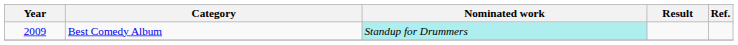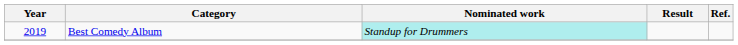(35, 31) 2009 -> (35, 31) 2019
